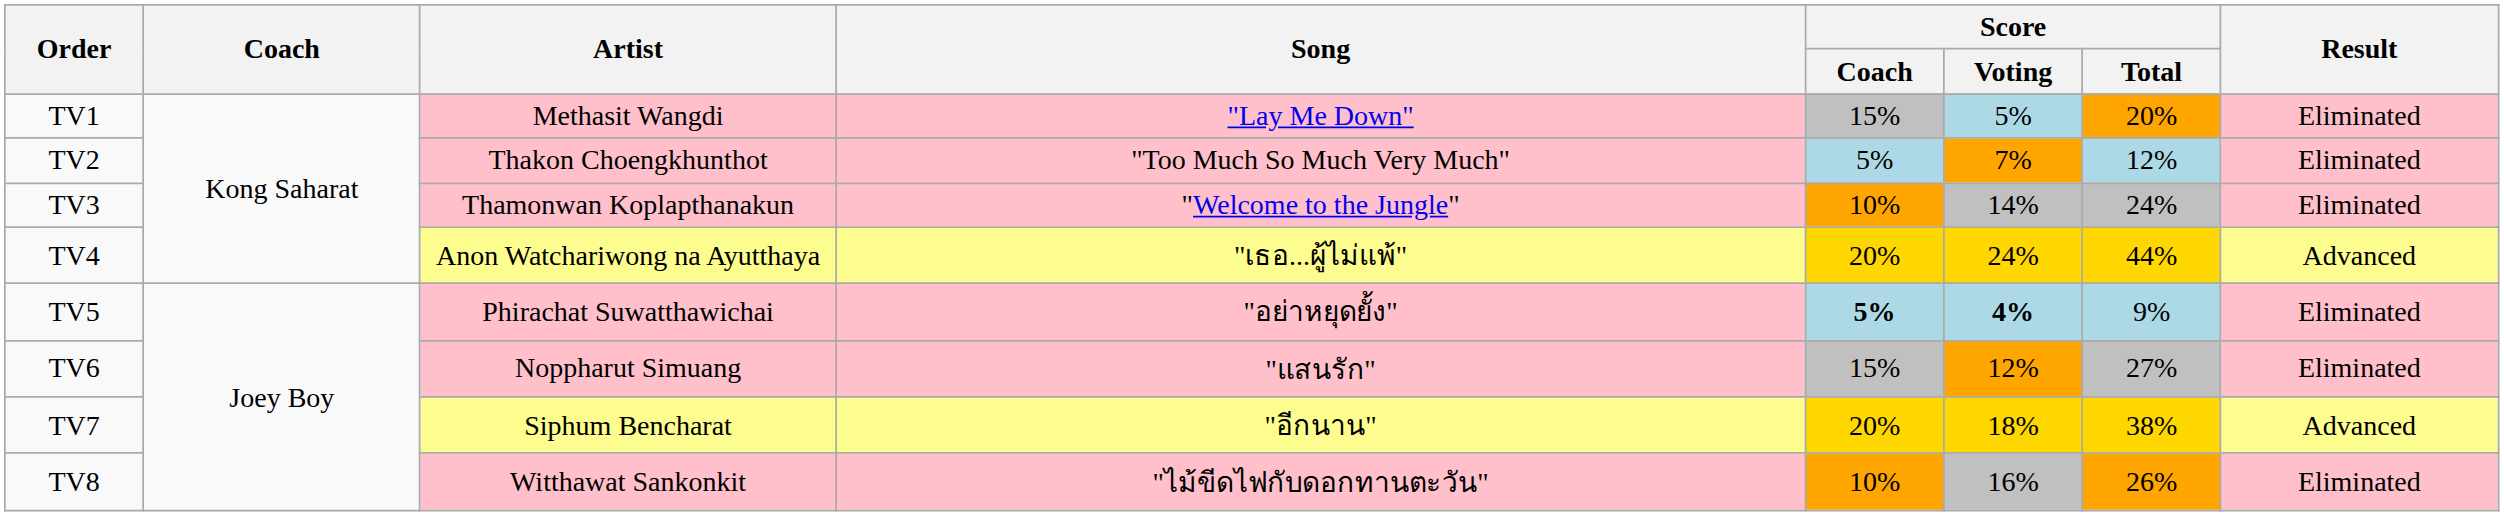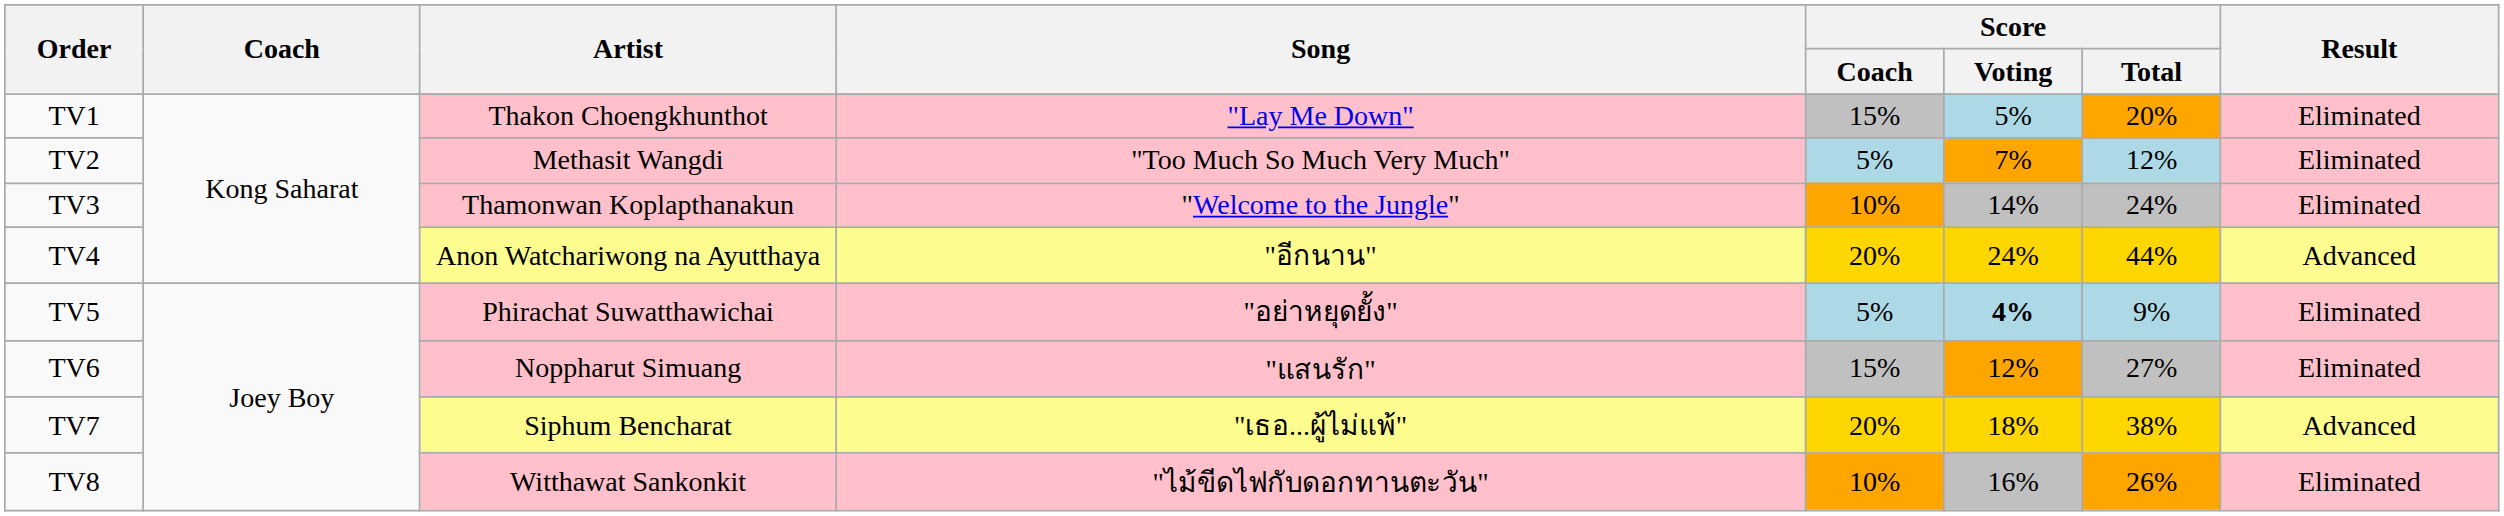(628, 115) Methasit Wangdi -> (628, 115) Thakon Choengkhunthot
(628, 159) Thakon Choengkhunthot -> (628, 159) Methasit Wangdi
(1321, 255) "เธอ...ผู้ไม่แพ้" -> (1321, 255) "อีกนาน"
(1875, 311) bold -> (1875, 311) normal
(1321, 425) "อีกนาน" -> (1321, 425) "เธอ...ผู้ไม่แพ้"
